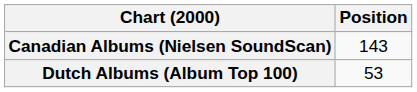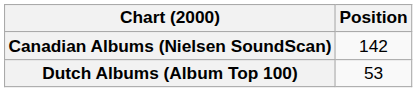(374, 45) 143 -> (374, 45) 142
